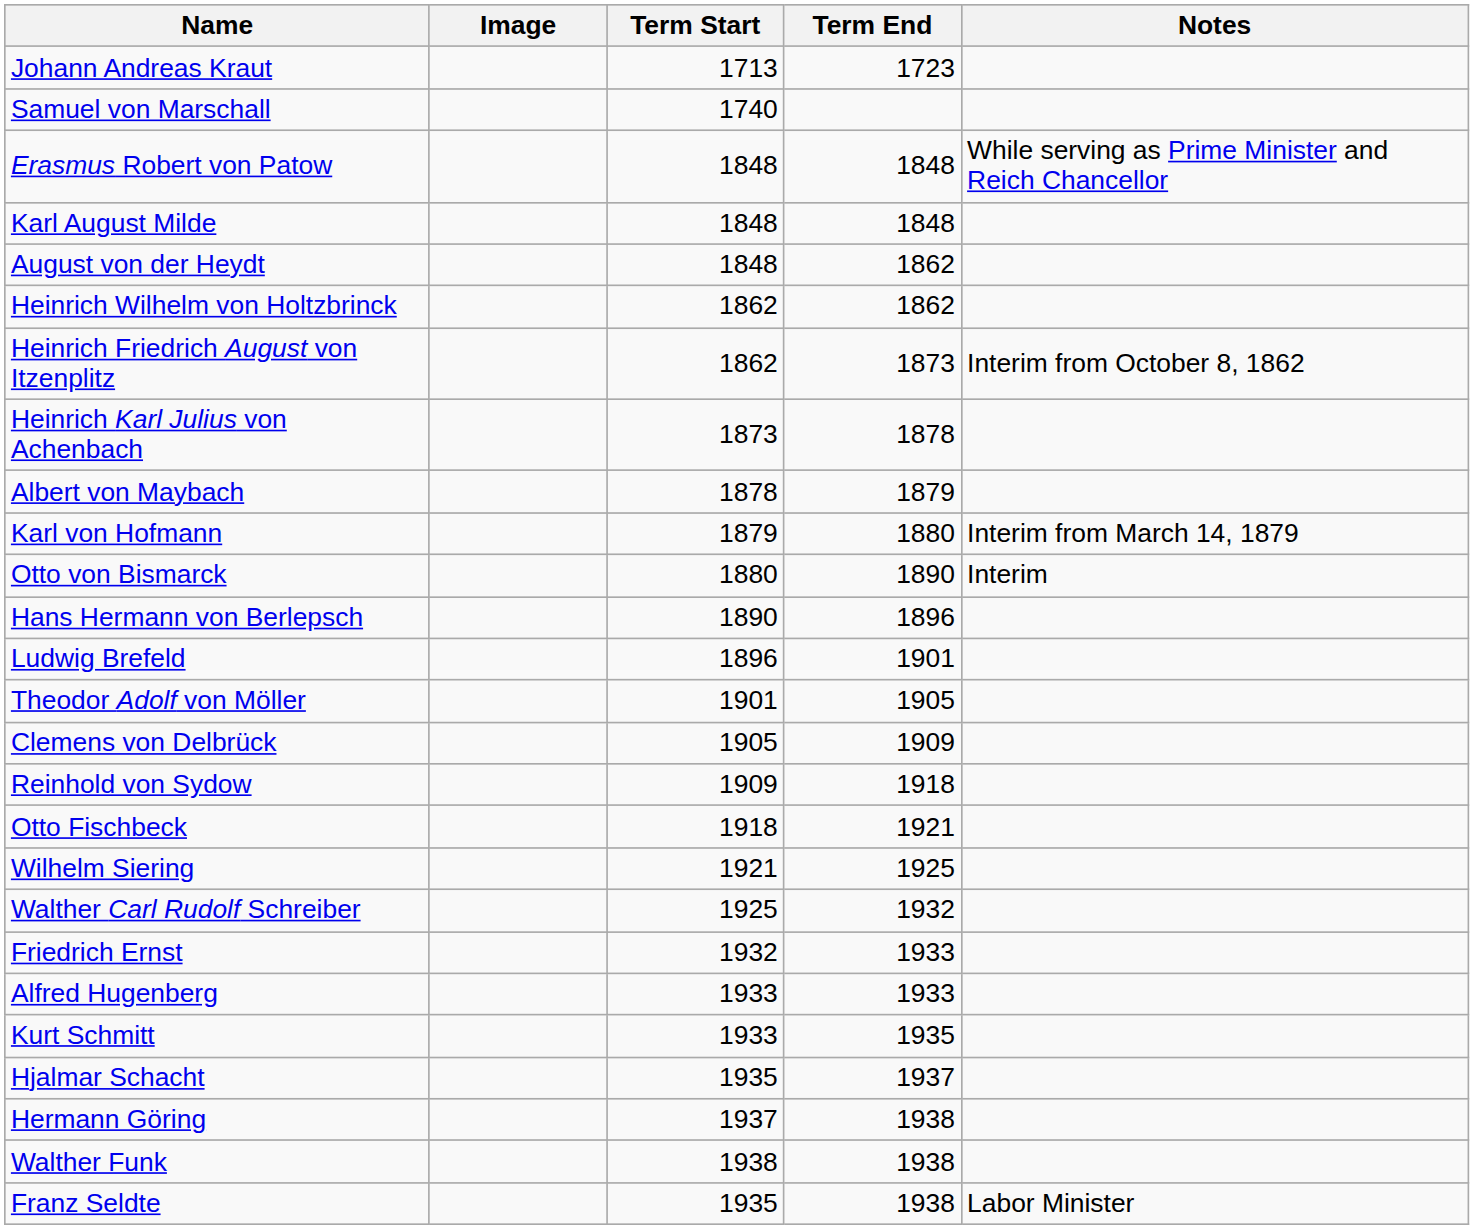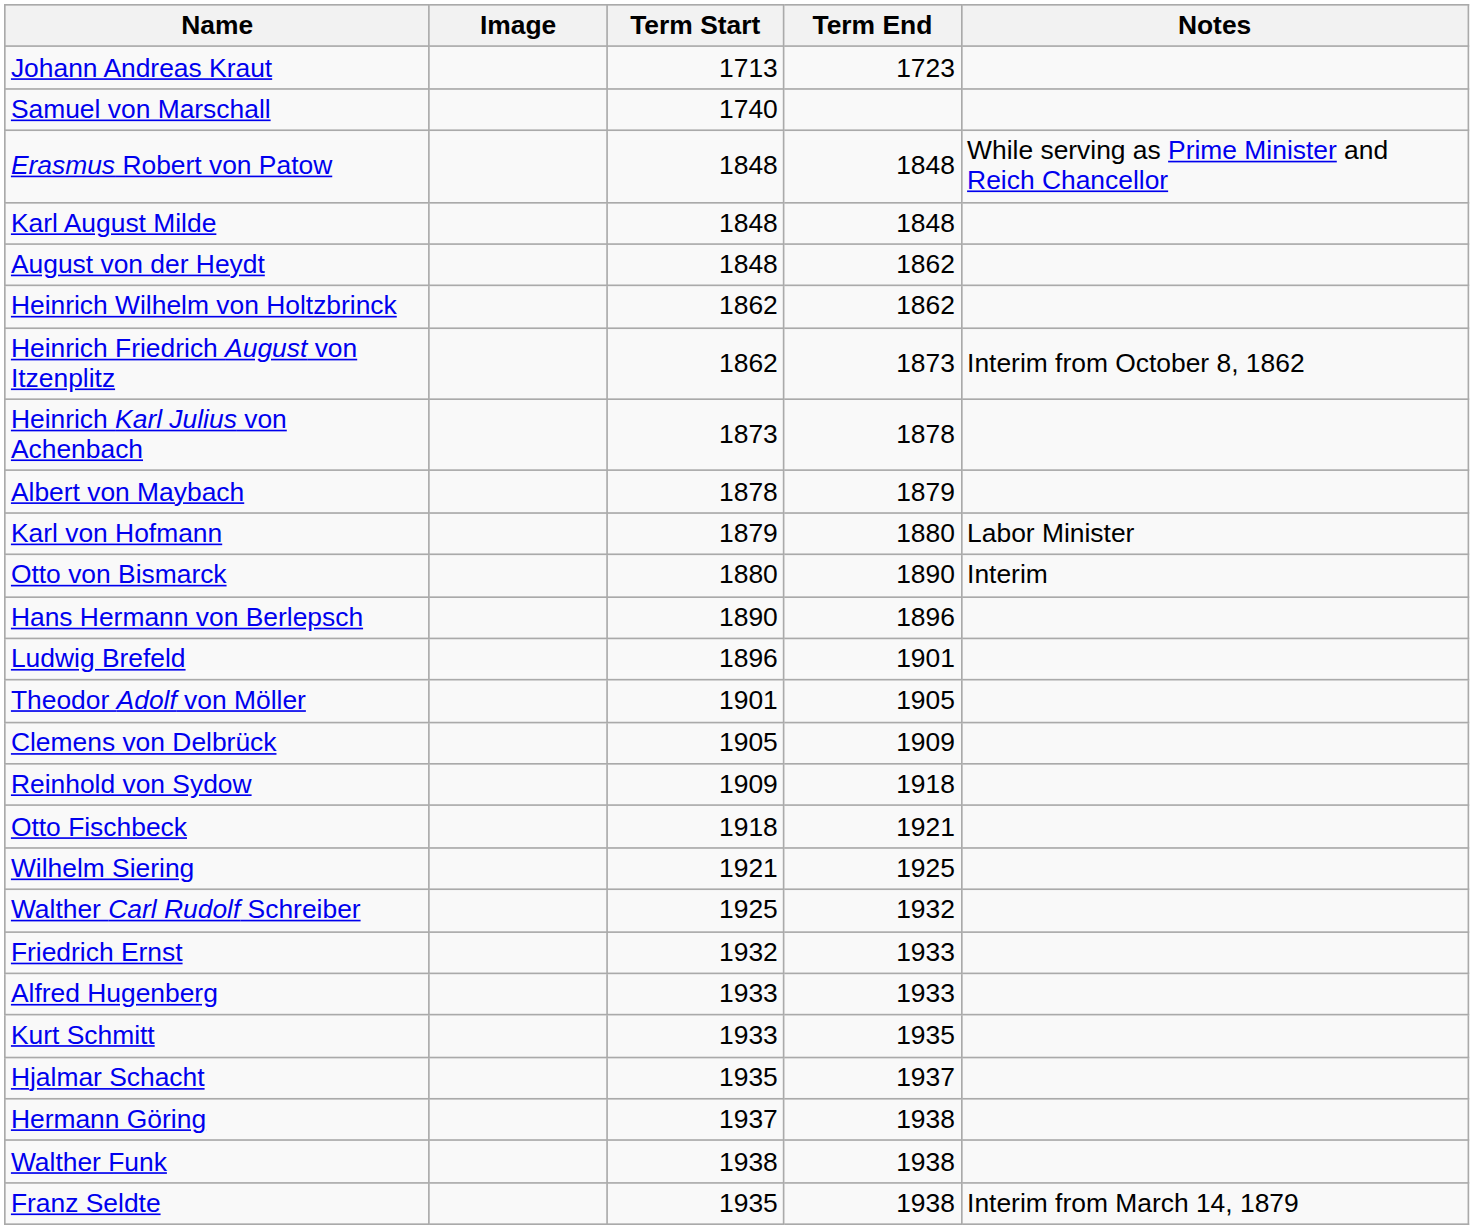(1133, 533) Interim from March 14, 1879 -> (1051, 533) Labor Minister
(1051, 1203) Labor Minister -> (1133, 1203) Interim from March 14, 1879
